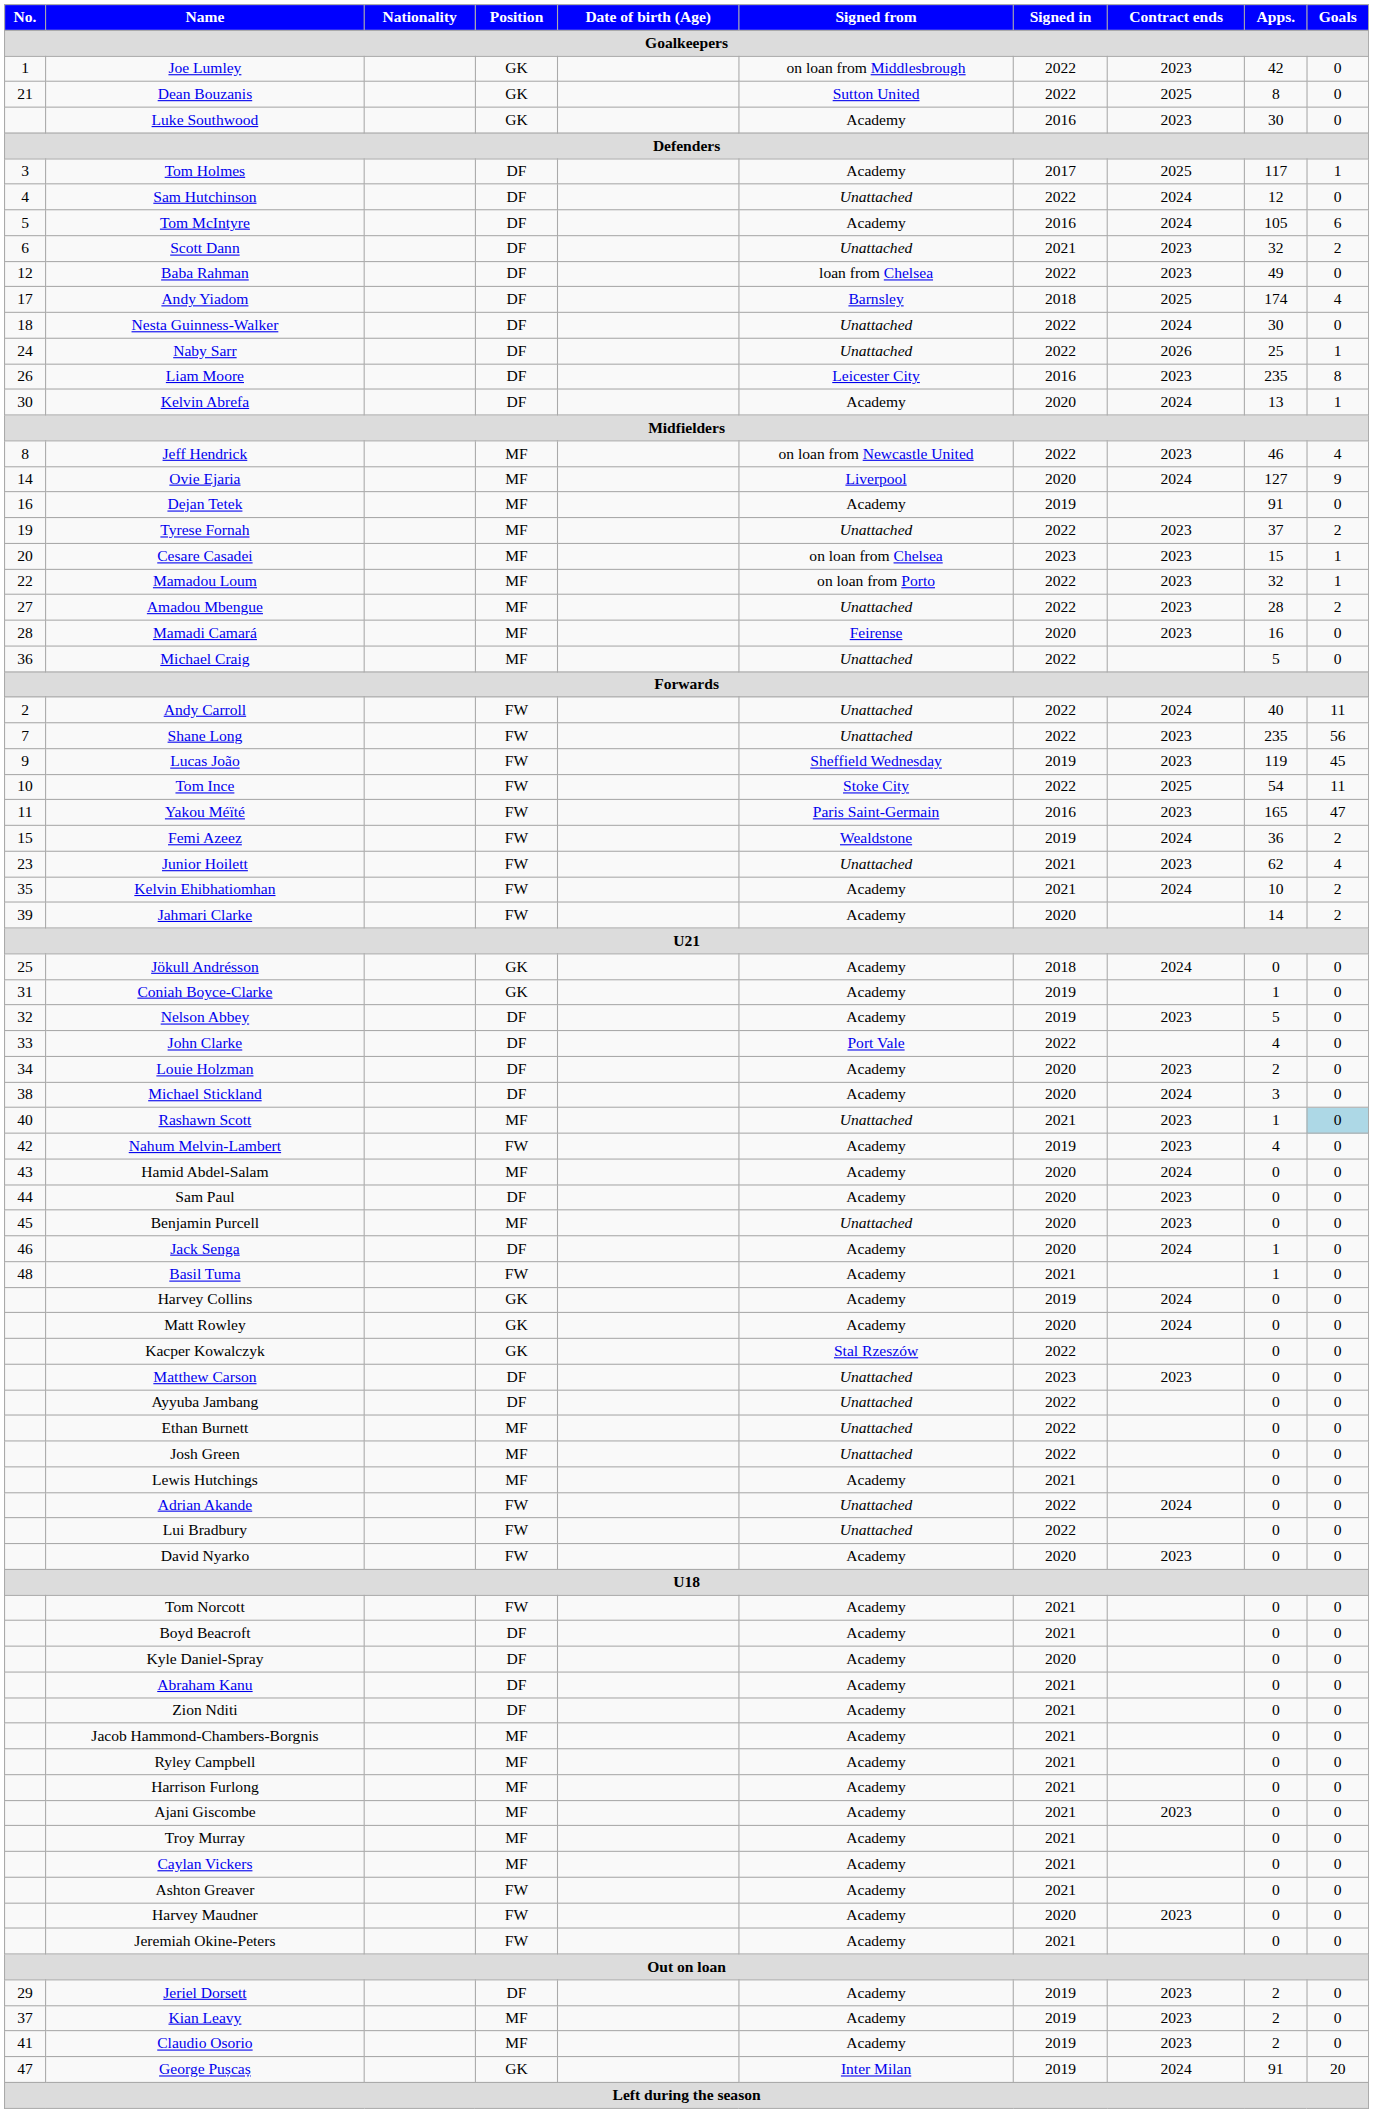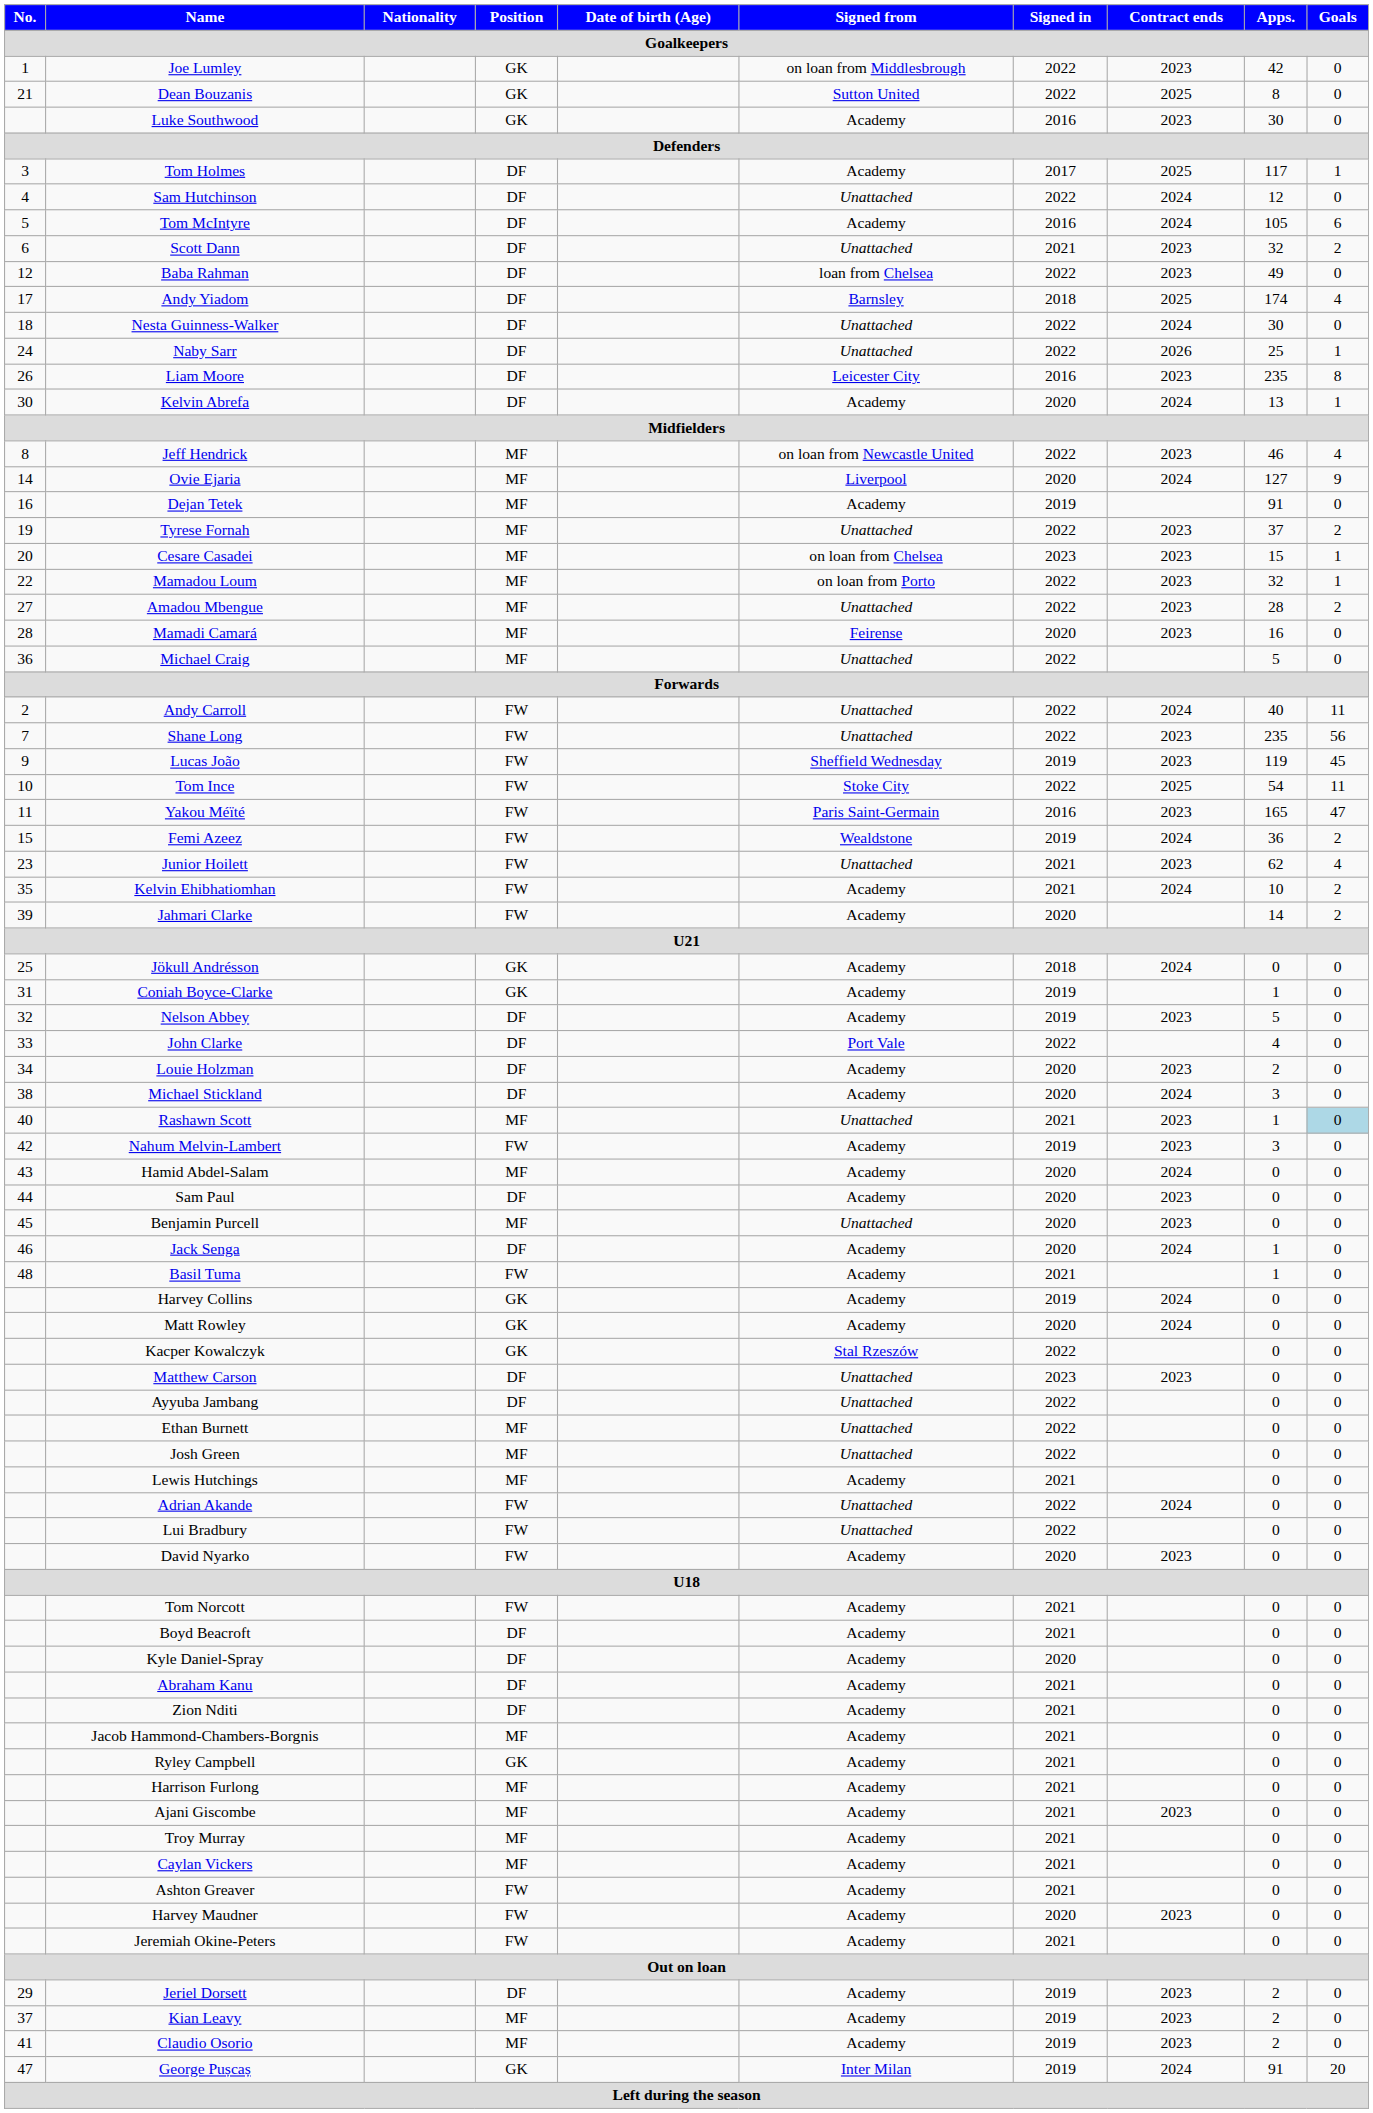(1276, 1146) 4 -> (1276, 1146) 3
(517, 1761) MF -> (517, 1761) GK
